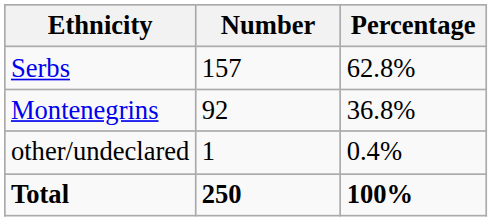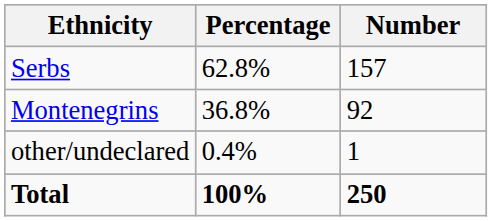columns swapped: (268, 25) <-> (413, 25)
